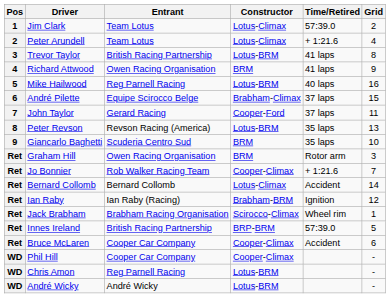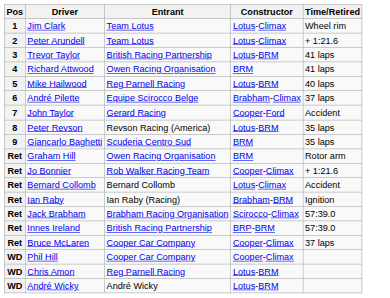- column: (374, 12)
(320, 26) 57:39.0 -> (326, 26) Wheel rim
(320, 113) 37 laps -> (322, 113) Accident
(326, 214) Wheel rim -> (320, 214) 57:39.0
(322, 243) Accident -> (320, 243) 37 laps
